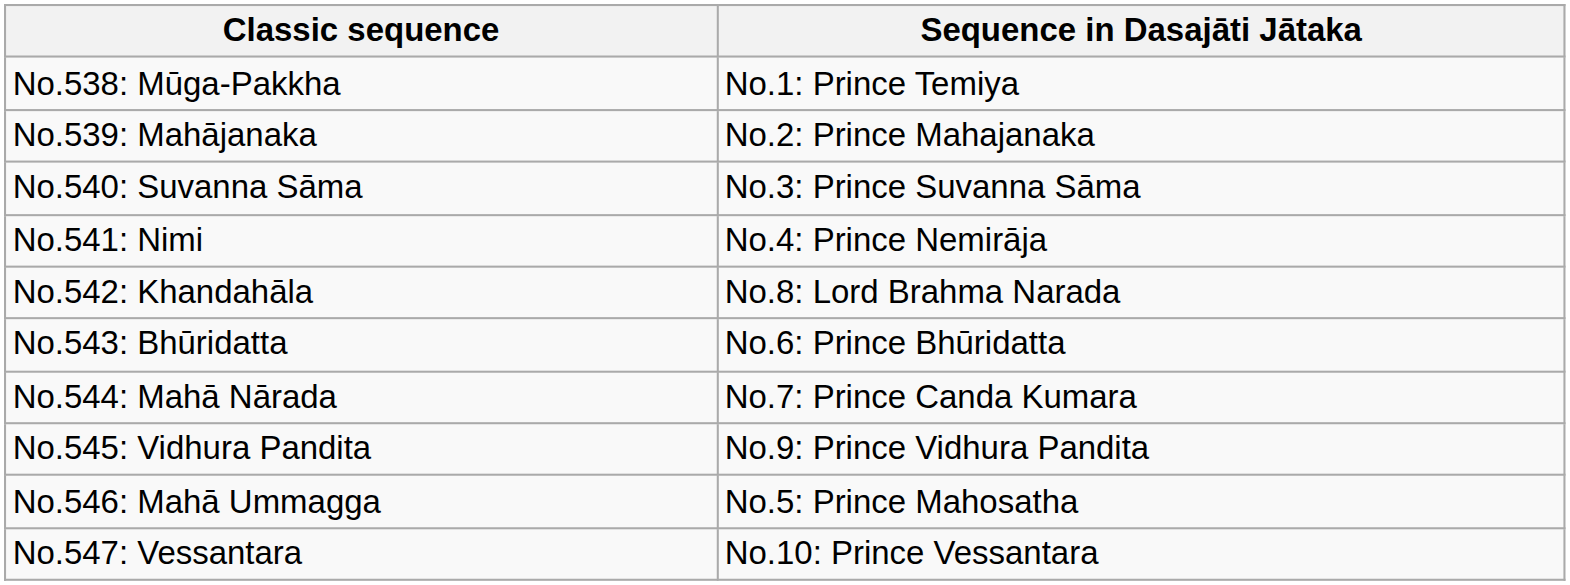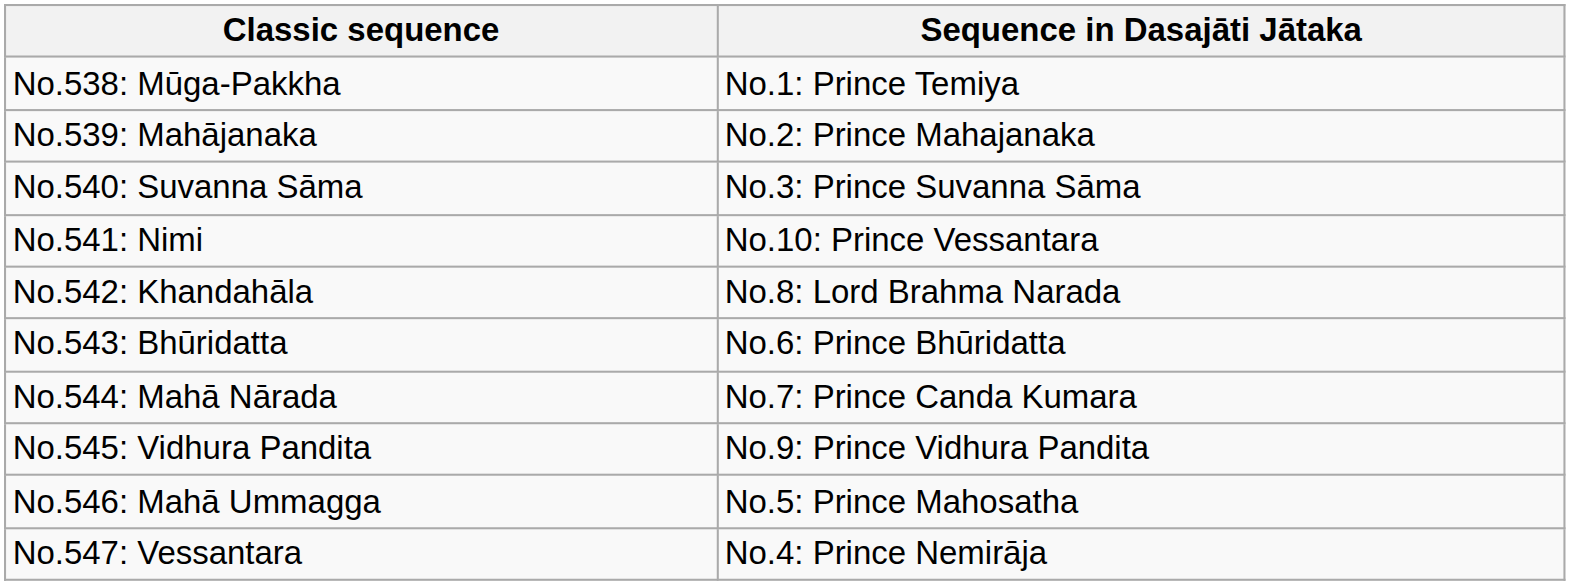(886, 239) No.4: Prince Nemirāja -> (912, 239) No.10: Prince Vessantara
(912, 553) No.10: Prince Vessantara -> (886, 553) No.4: Prince Nemirāja
